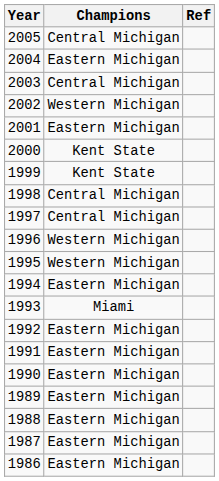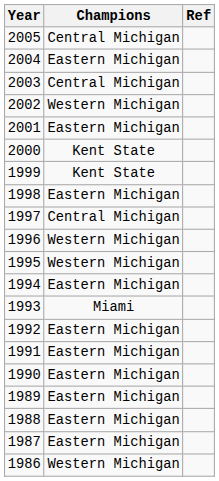(114, 195) Central Michigan -> (114, 195) Eastern Michigan
(114, 465) Eastern Michigan -> (114, 465) Western Michigan
